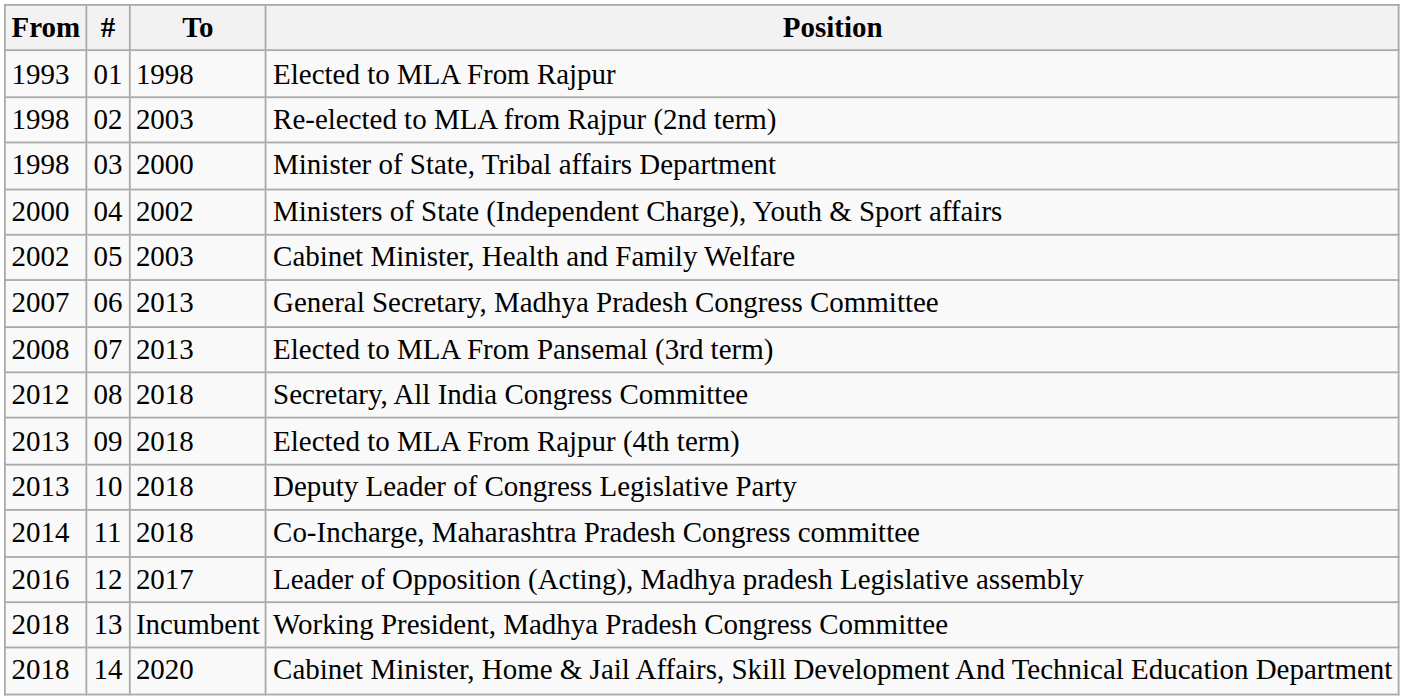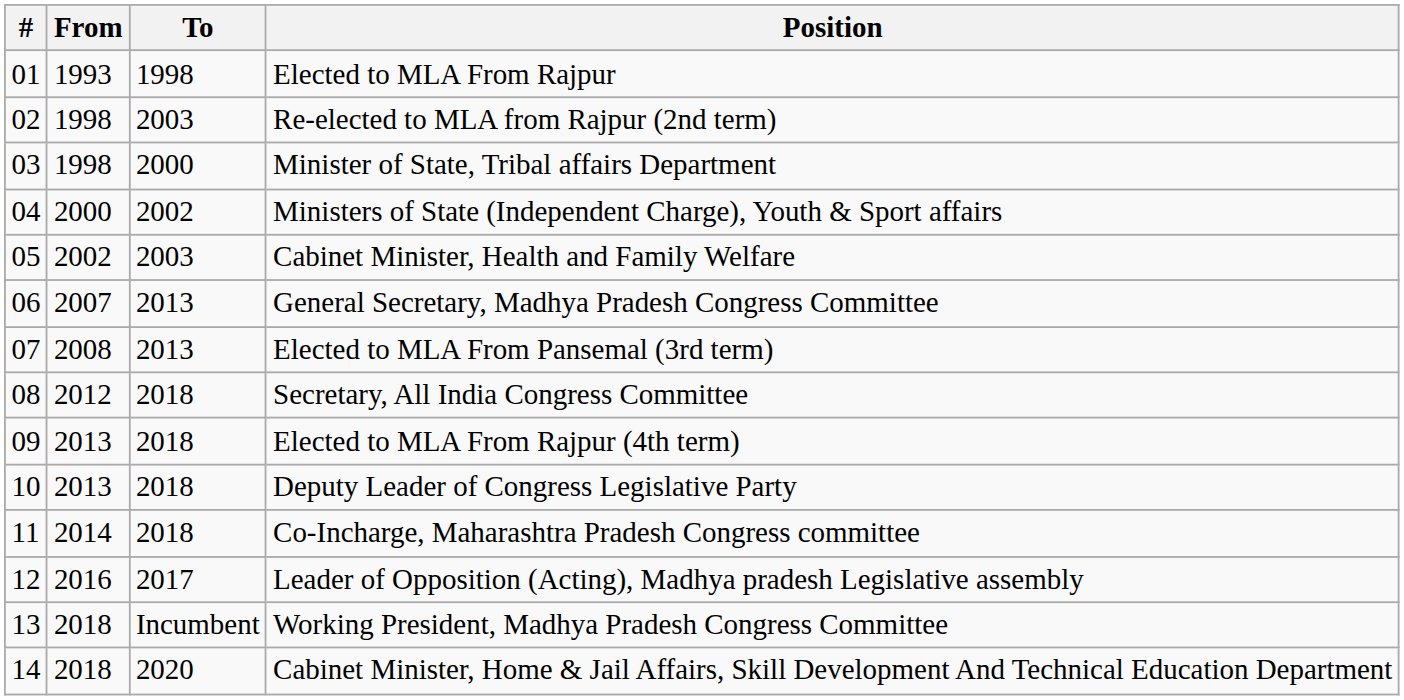columns swapped: (108, 27) <-> (46, 27)
